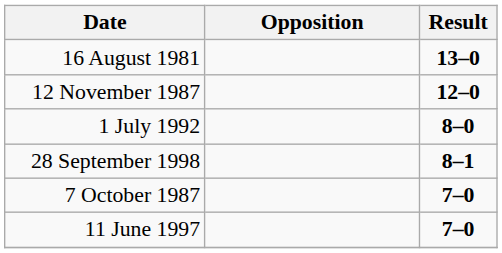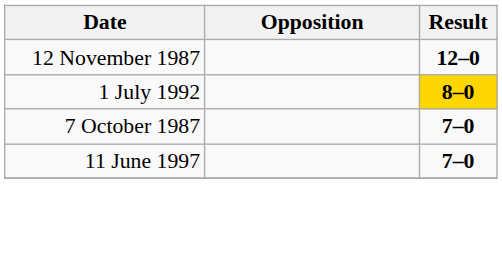- row: (131, 57)
(458, 126) no background -> (458, 91) gold background
- row: (115, 160)
